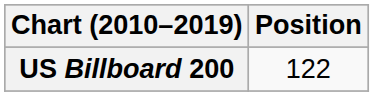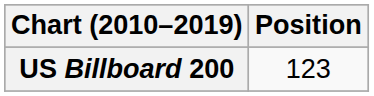(308, 68) 122 -> (308, 68) 123
